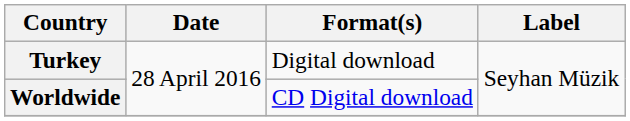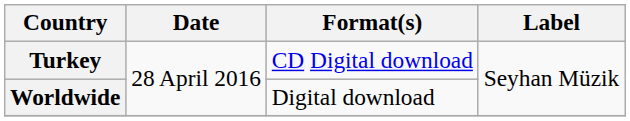(353, 60) Digital download -> (372, 60) CD Digital download
(372, 97) CD Digital download -> (353, 97) Digital download
